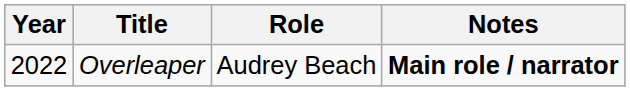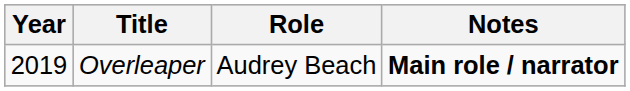(39, 65) 2022 -> (39, 65) 2019
